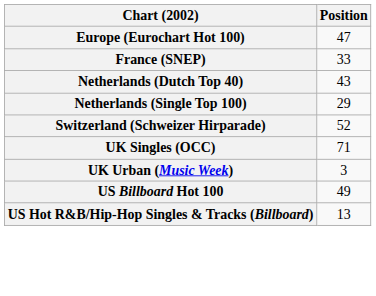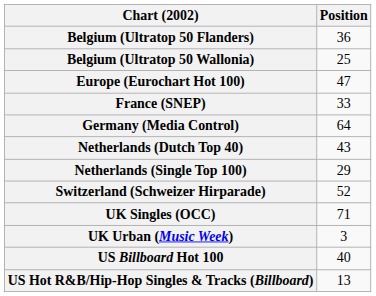+ row: (161, 37)
+ row: (161, 59)
+ row: (161, 125)
(344, 192) 49 -> (344, 258) 40
